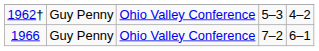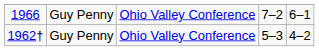rows swapped: (25, 14) <-> (25, 35)
